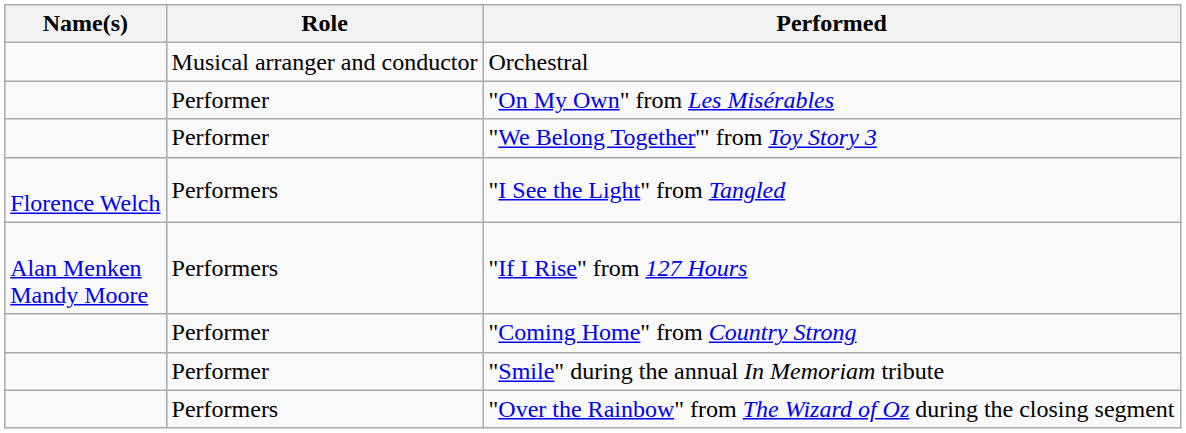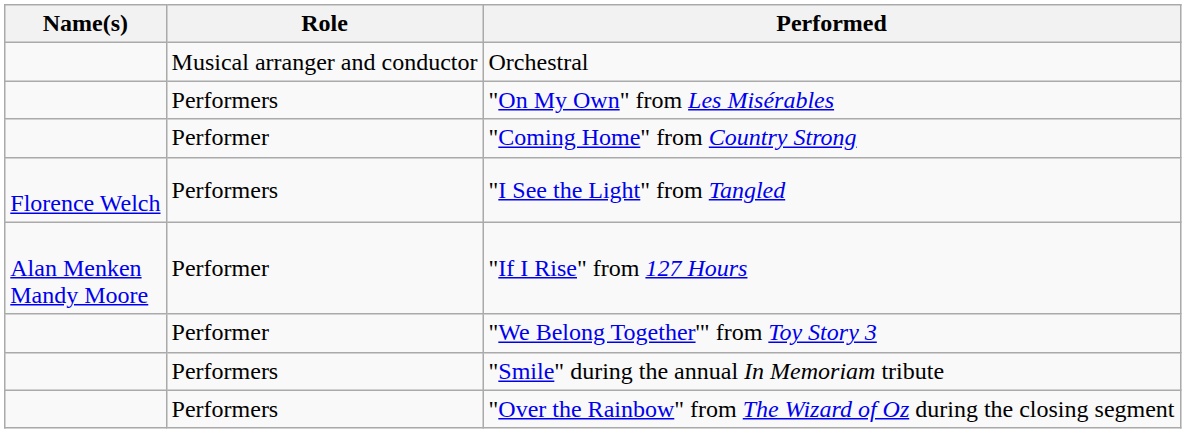(220, 99) Performer -> (225, 99) Performers
rows swapped: (683, 137) <-> (673, 332)
(225, 267) Performers -> (220, 267) Performer
(220, 370) Performer -> (225, 370) Performers
